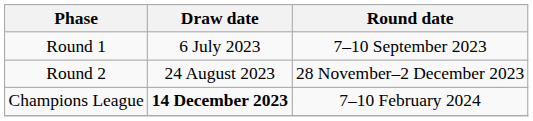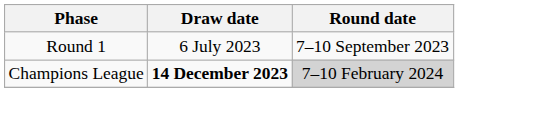- row: (76, 73)
(410, 101) no background -> (373, 73) lightgrey background
